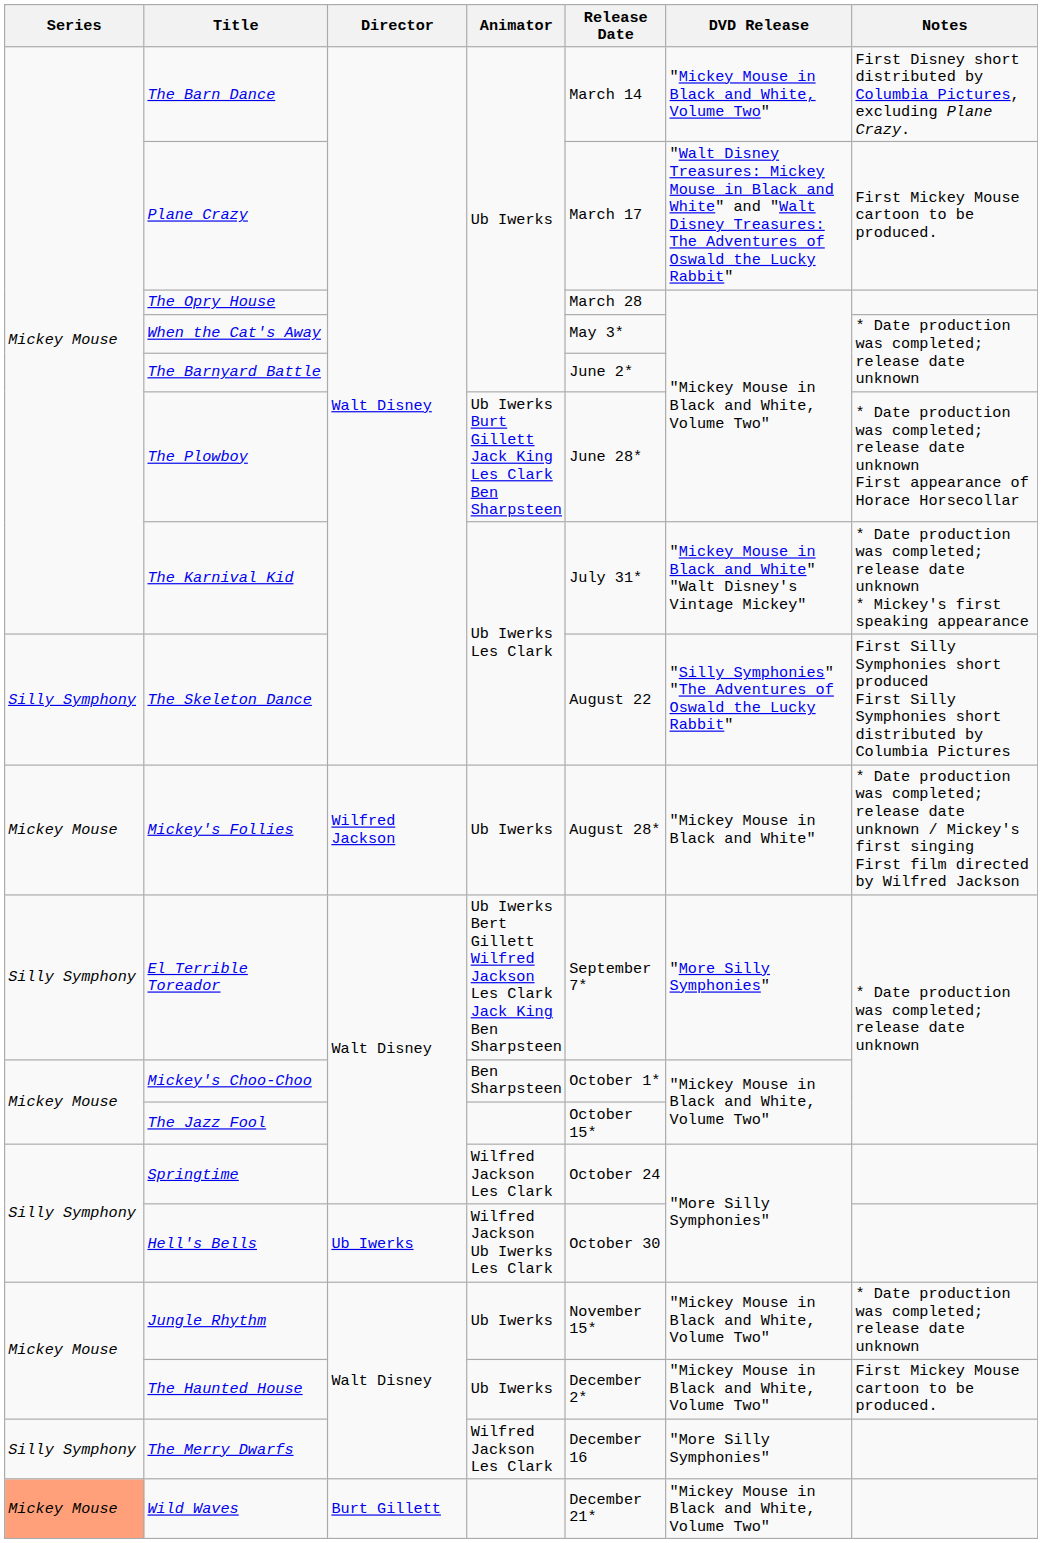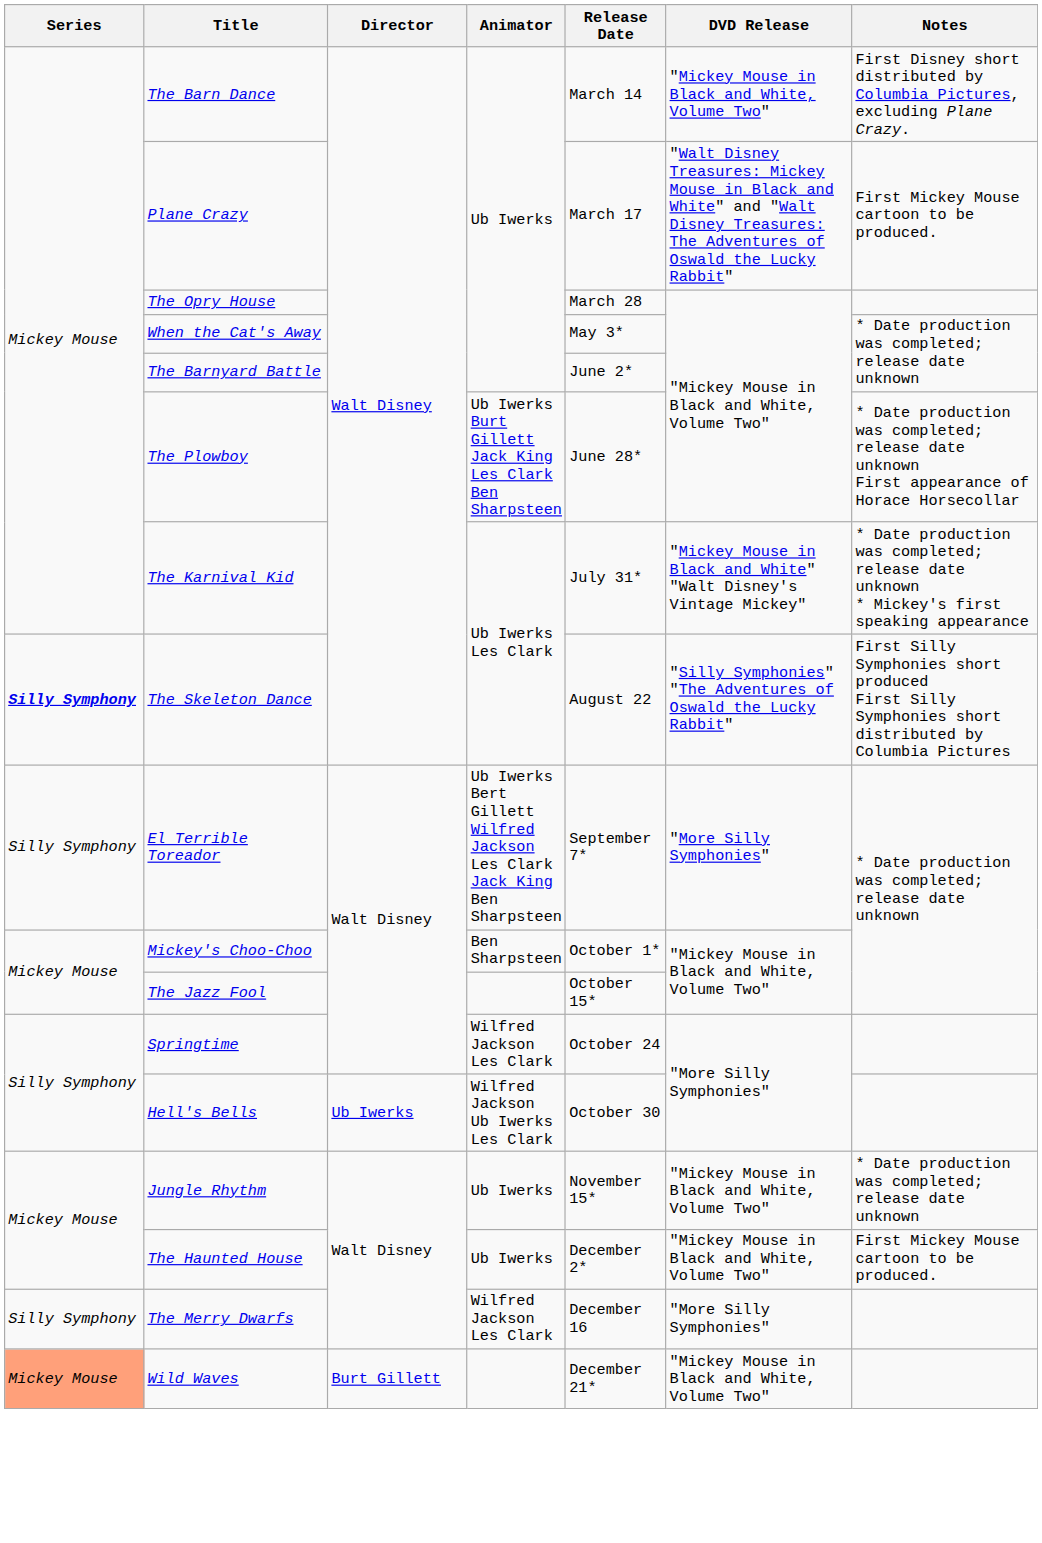(72, 699) normal -> (72, 699) bold
- row: (220, 830)
